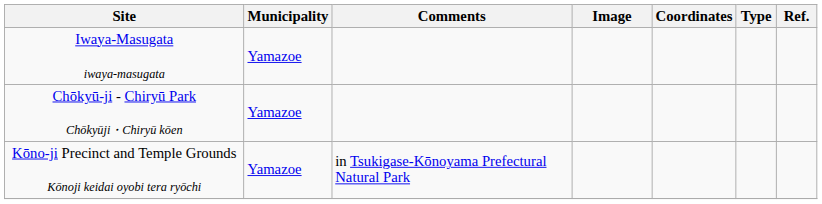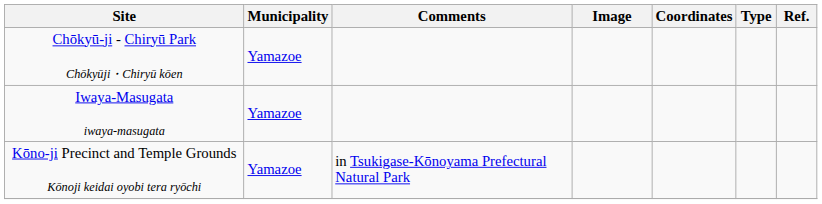rows swapped: (124, 56) <-> (124, 112)
